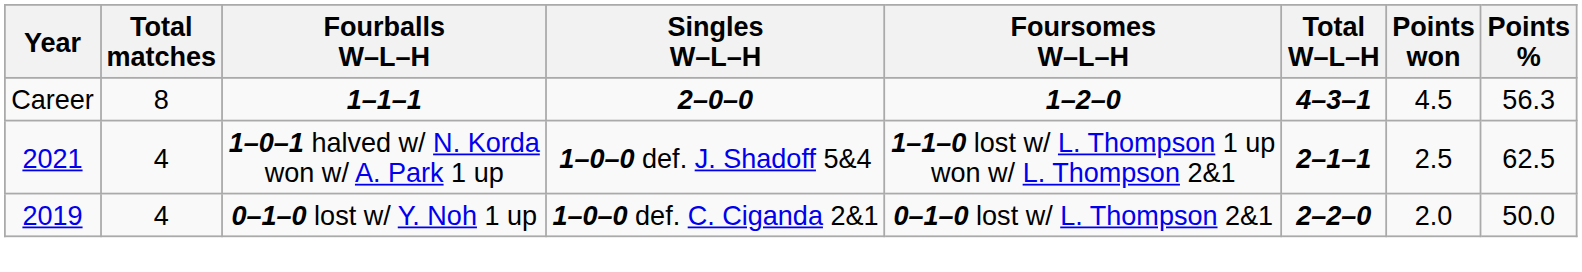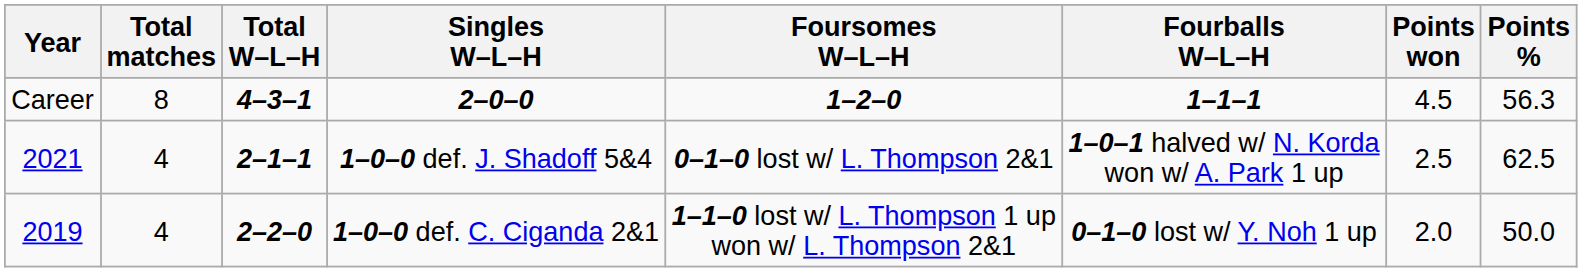columns swapped: (1334, 42) <-> (384, 42)
(1083, 158) 1–1–0 lost w/ L. Thompson 1 up won w/ L. Thompson 2&1 -> (864, 158) 0–1–0 lost w/ L. Thompson 2&1
(1083, 216) 0–1–0 lost w/ L. Thompson 2&1 -> (864, 231) 1–1–0 lost w/ L. Thompson 1 up won w/ L. Thompson 2&1
